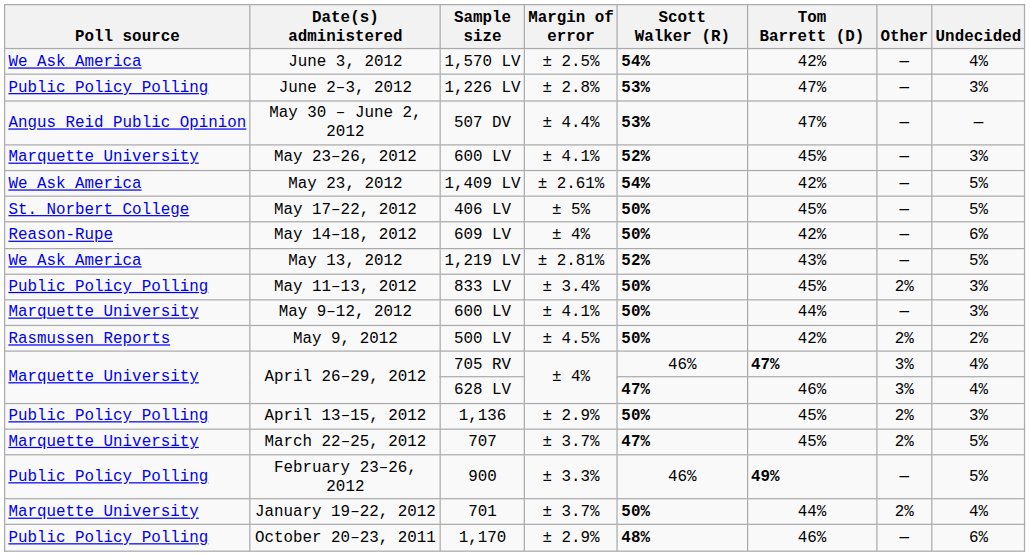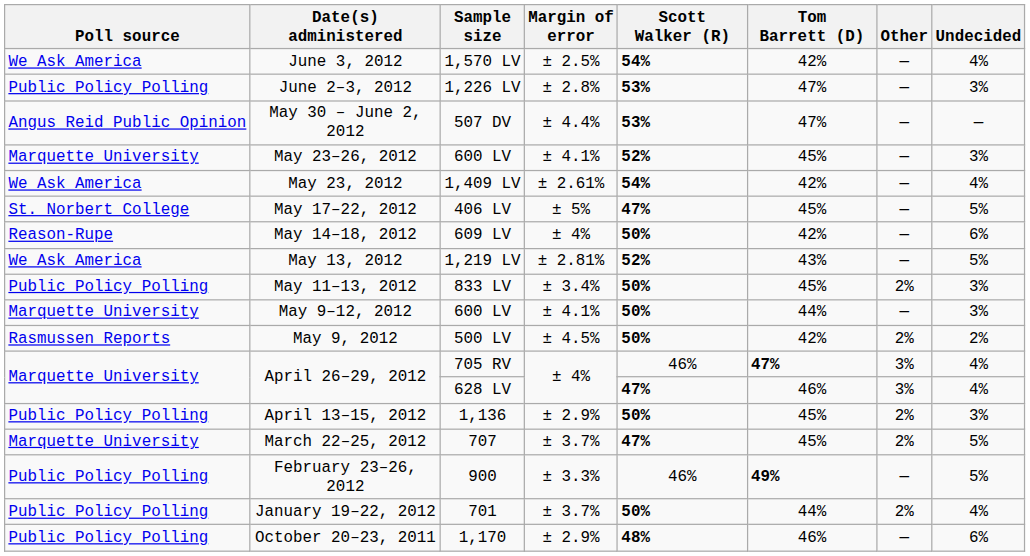(978, 183) 5% -> (978, 183) 4%
(636, 209) 50% -> (636, 209) 47%
(104, 512) Marquette University -> (108, 512) Public Policy Polling
